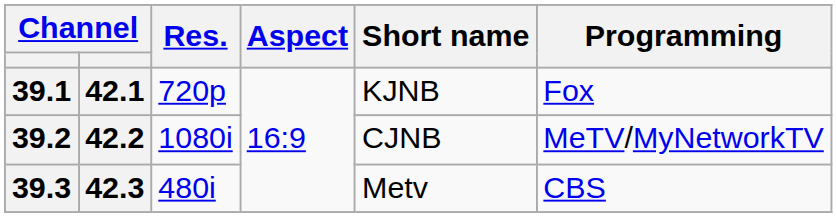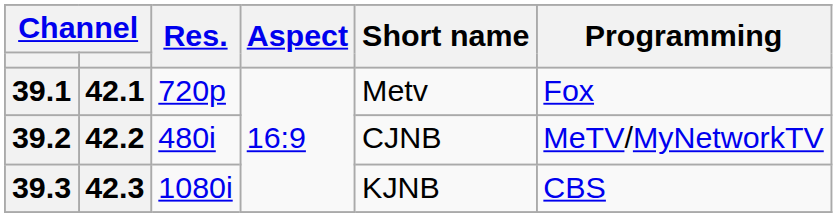(401, 90) KJNB -> (395, 90) Metv
(196, 139) 1080i -> (187, 139) 480i
(187, 187) 480i -> (196, 187) 1080i
(395, 187) Metv -> (401, 187) KJNB
